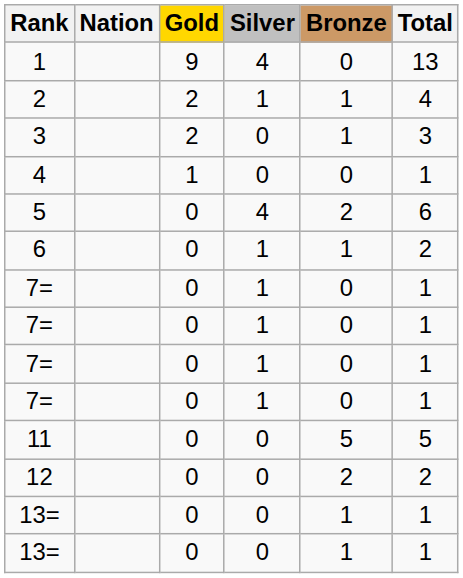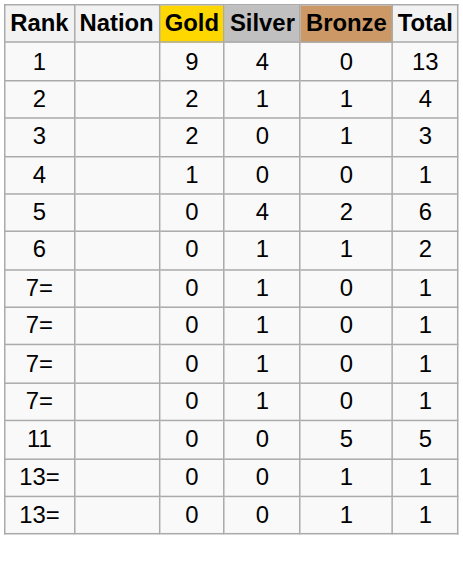- row: (39, 477)
